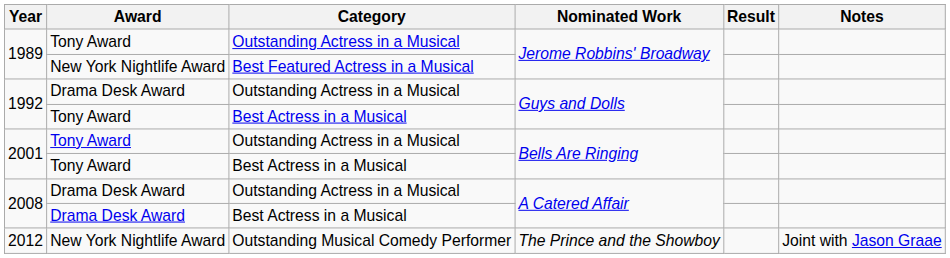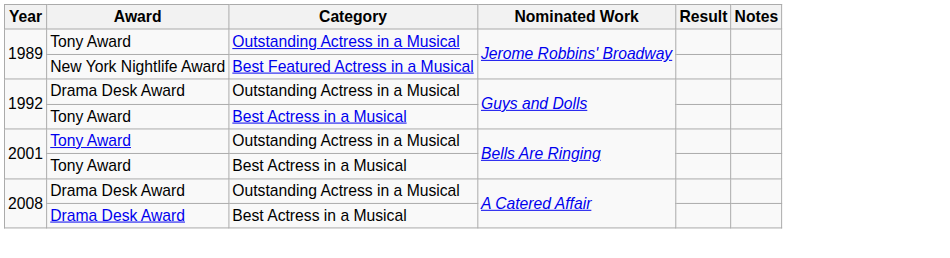- row: (26, 240)
